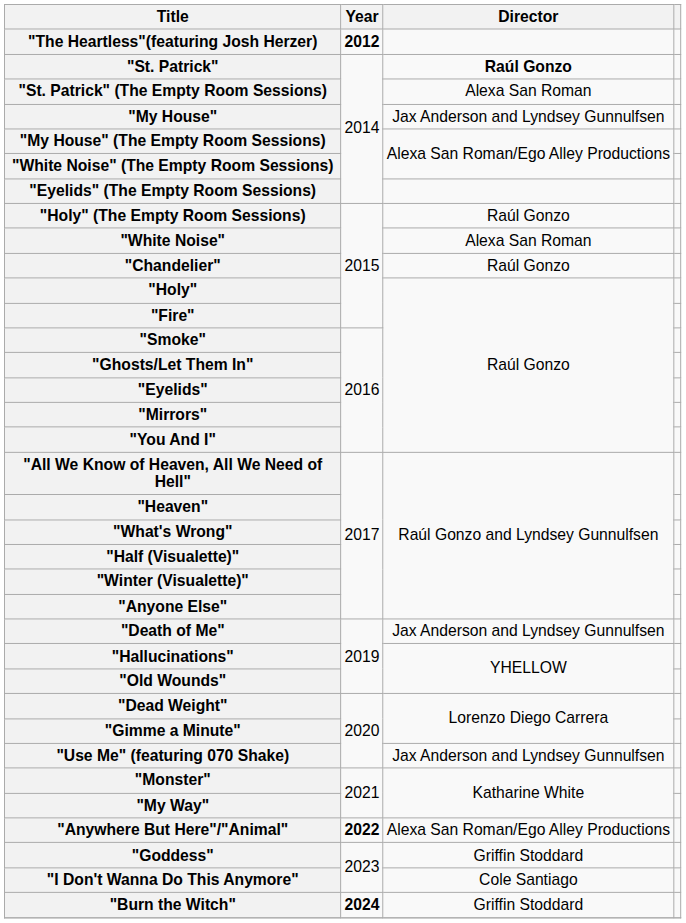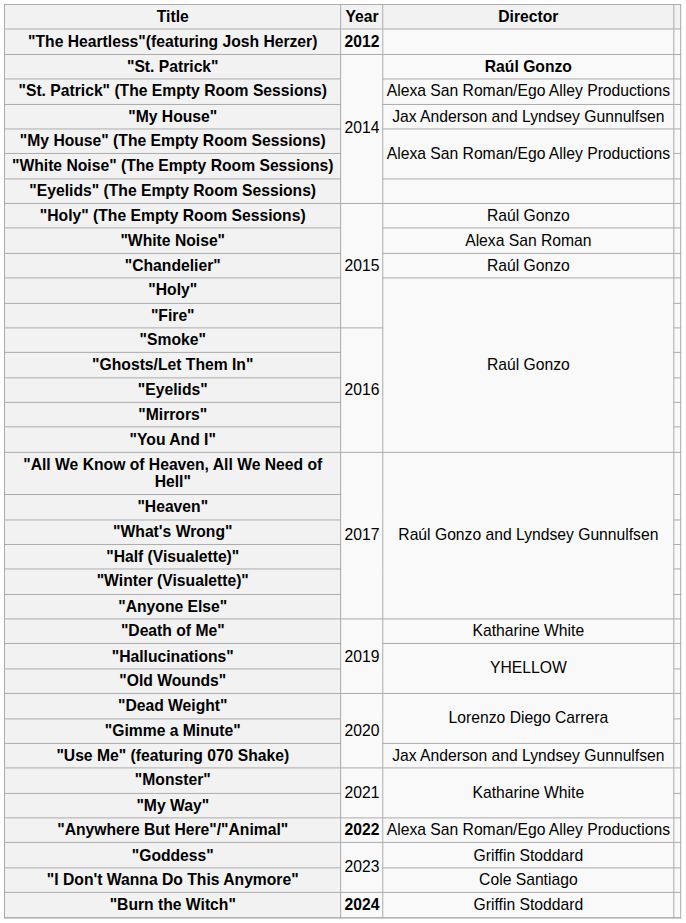(528, 91) Alexa San Roman -> (528, 91) Alexa San Roman/Ego Alley Productions
(528, 631) Jax Anderson and Lyndsey Gunnulfsen -> (528, 631) Katharine White
